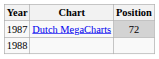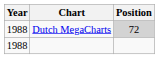(17, 29) 1987 -> (17, 29) 1988
